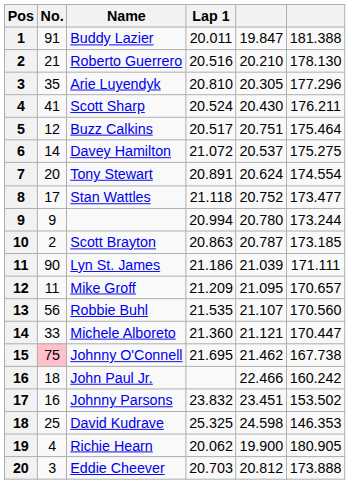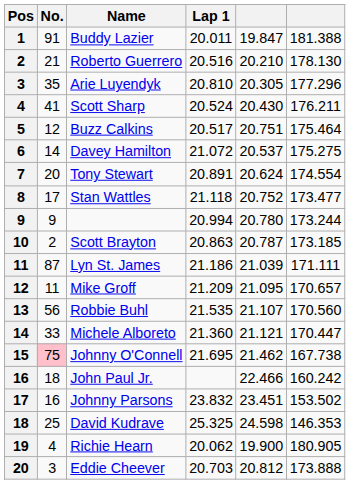(52, 265) 90 -> (52, 265) 87
